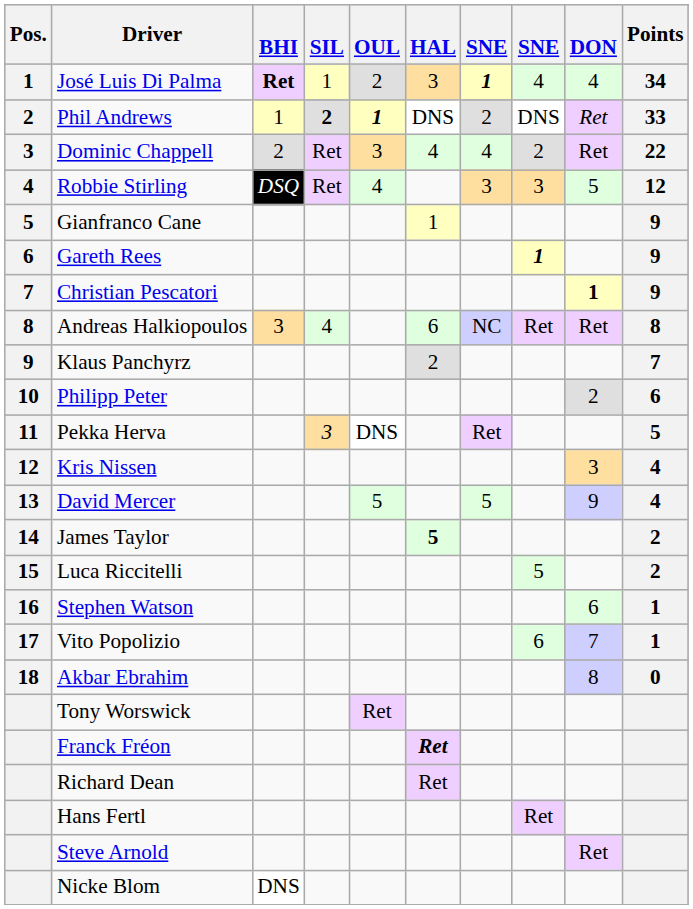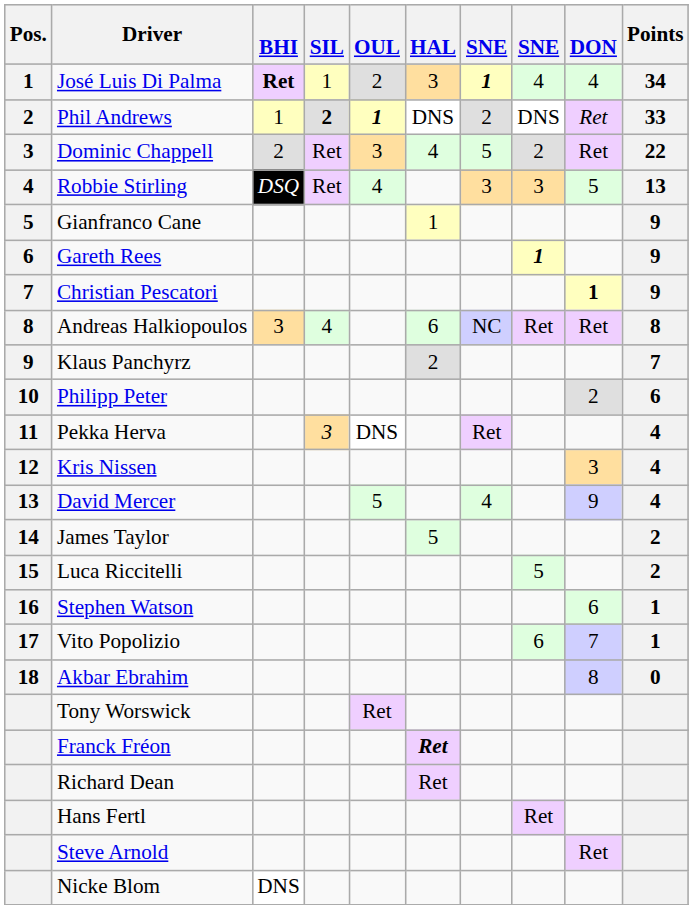(487, 151) 4 -> (487, 151) 5
(655, 186) 12 -> (655, 186) 13
(655, 431) 5 -> (655, 431) 4
(487, 501) 5 -> (487, 501) 4
(433, 536) bold -> (433, 536) normal
